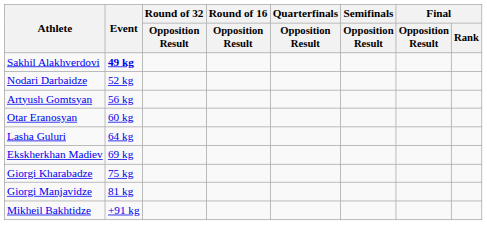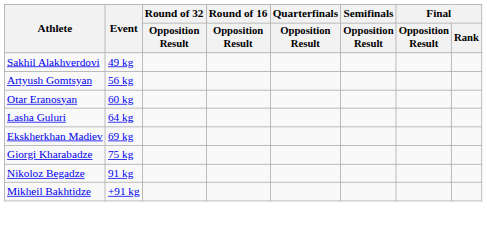(121, 62) bold -> (121, 62) normal
- row: (47, 81)
- row: (49, 192)
+ row: (46, 173)
